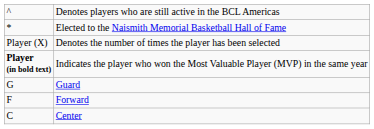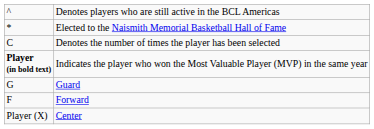(27, 43) Player (X) -> (10, 43) C
(10, 116) C -> (27, 116) Player (X)
